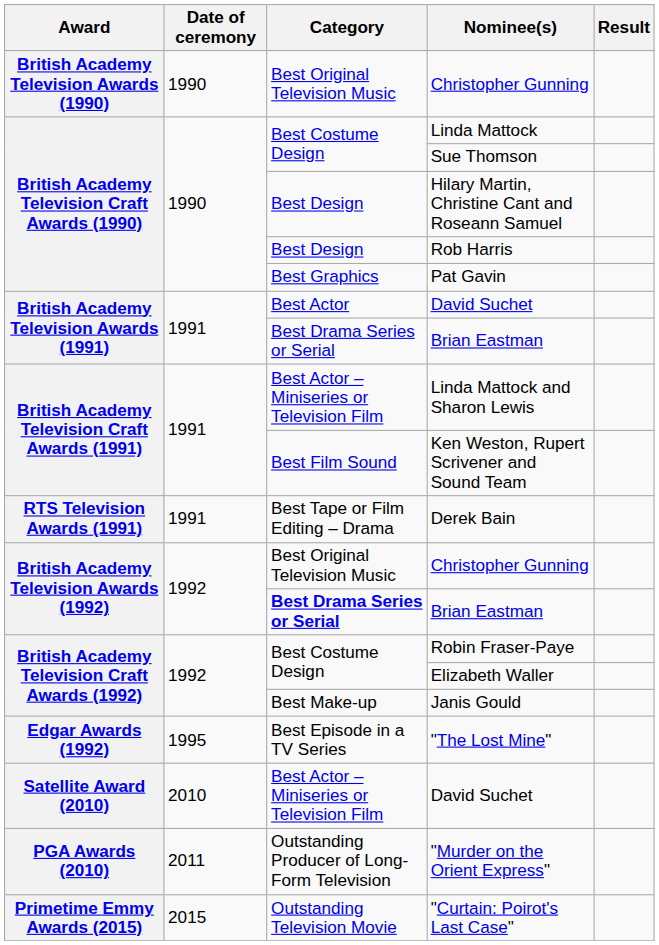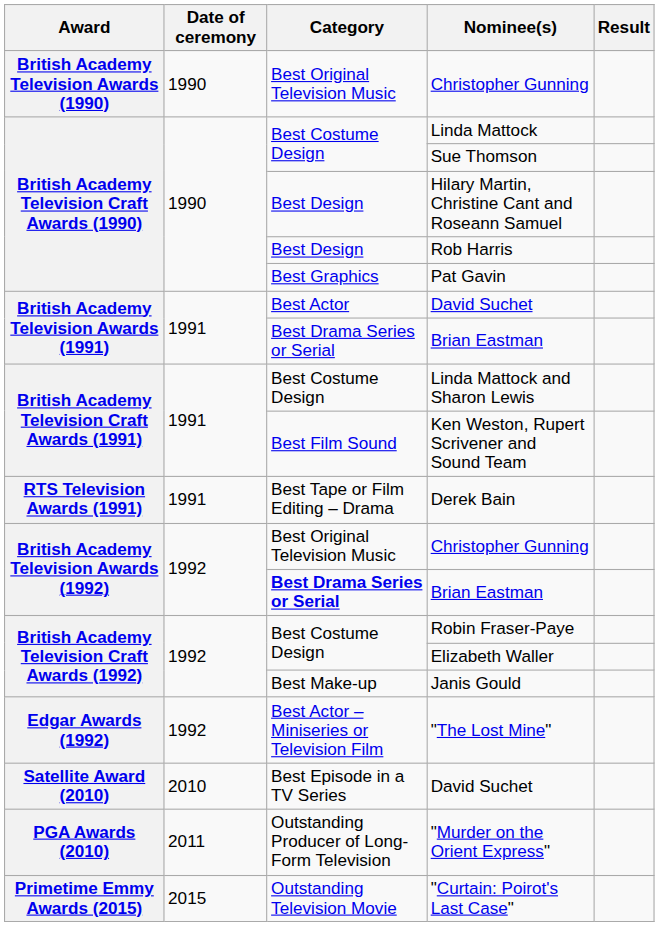(327, 397) Best Actor – Miniseries or Television Film -> (325, 387) Best Costume Design
(187, 739) 1995 -> (187, 730) 1992
(338, 739) Best Episode in a TV Series -> (327, 730) Best Actor – Miniseries or Television Film
(327, 795) Best Actor – Miniseries or Television Film -> (338, 786) Best Episode in a TV Series
